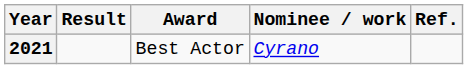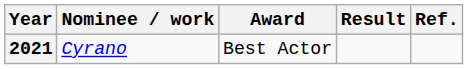columns swapped: (330, 20) <-> (94, 20)
